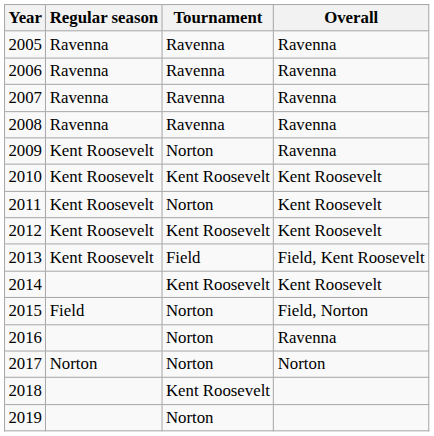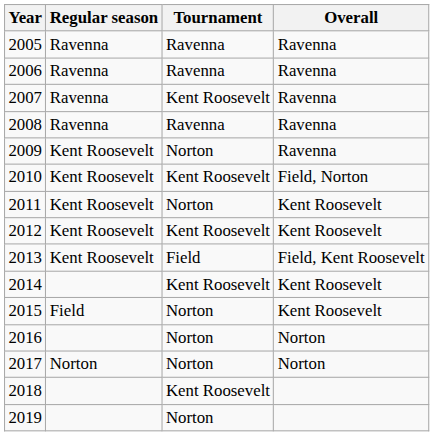(195, 97) Ravenna -> (218, 97) Kent Roosevelt
(330, 177) Kent Roosevelt -> (323, 177) Field, Norton
(323, 310) Field, Norton -> (330, 310) Kent Roosevelt
(307, 337) Ravenna -> (302, 337) Norton
